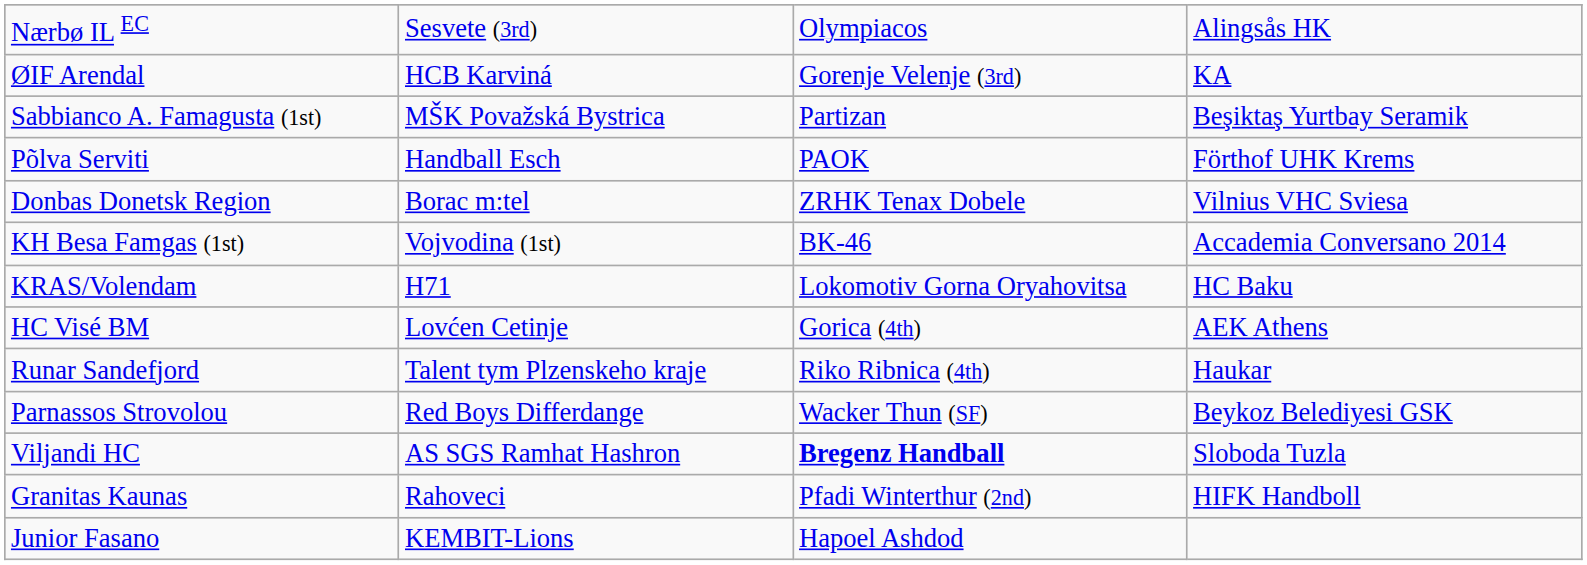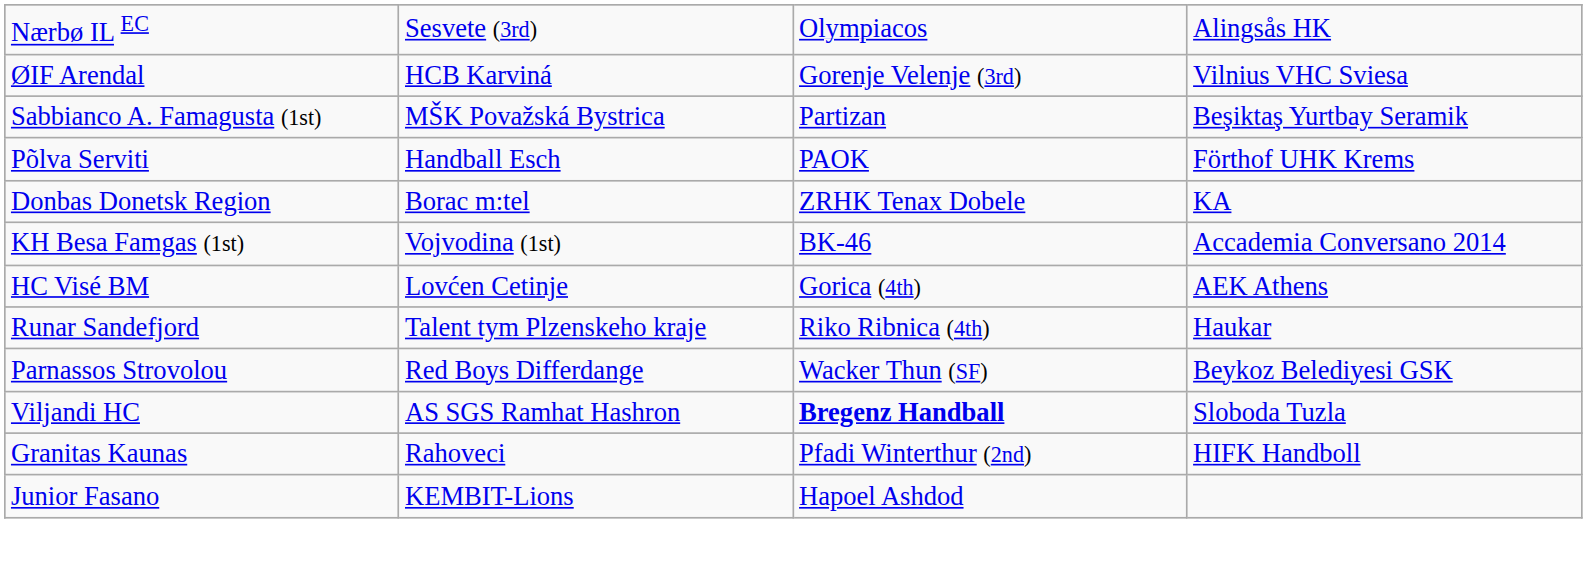(1212, 74) KA -> (1300, 74) Vilnius VHC Sviesa
(1300, 201) Vilnius VHC Sviesa -> (1212, 201) KA
- row: (104, 285)
